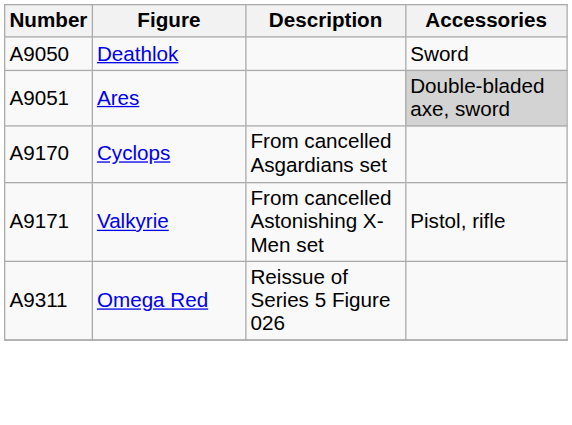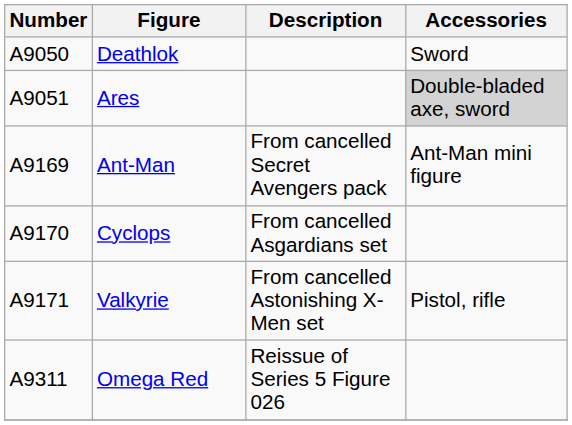+ row: (136, 165)
